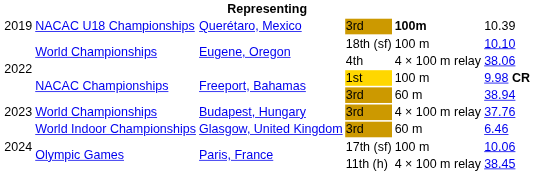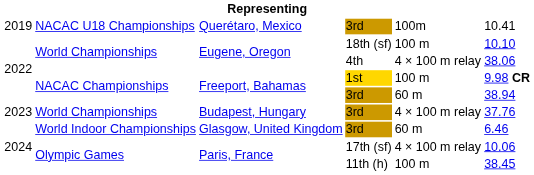(411, 26) bold -> (410, 26) normal
(500, 26) 10.39 -> (500, 26) 10.41
(412, 146) 100 m -> (438, 146) 4 × 100 m relay
(438, 163) 4 × 100 m relay -> (412, 163) 100 m
